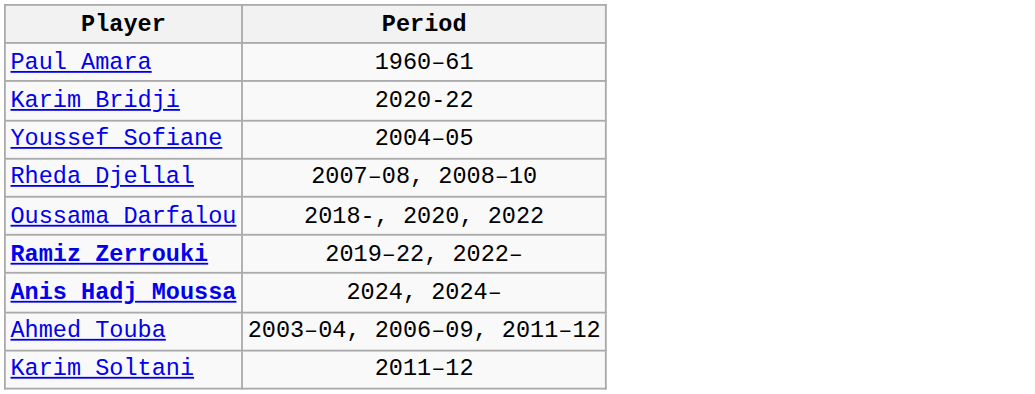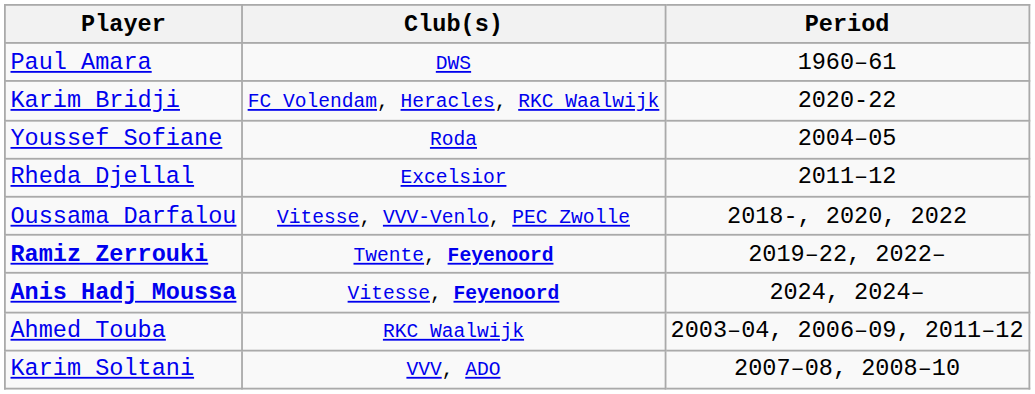+ column: (453, 24)
(424, 177) 2007–08, 2008–10 -> (847, 177) 2011–12
(424, 369) 2011–12 -> (847, 369) 2007–08, 2008–10
